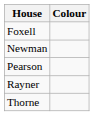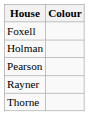+ row: (25, 48)
- row: (27, 48)
